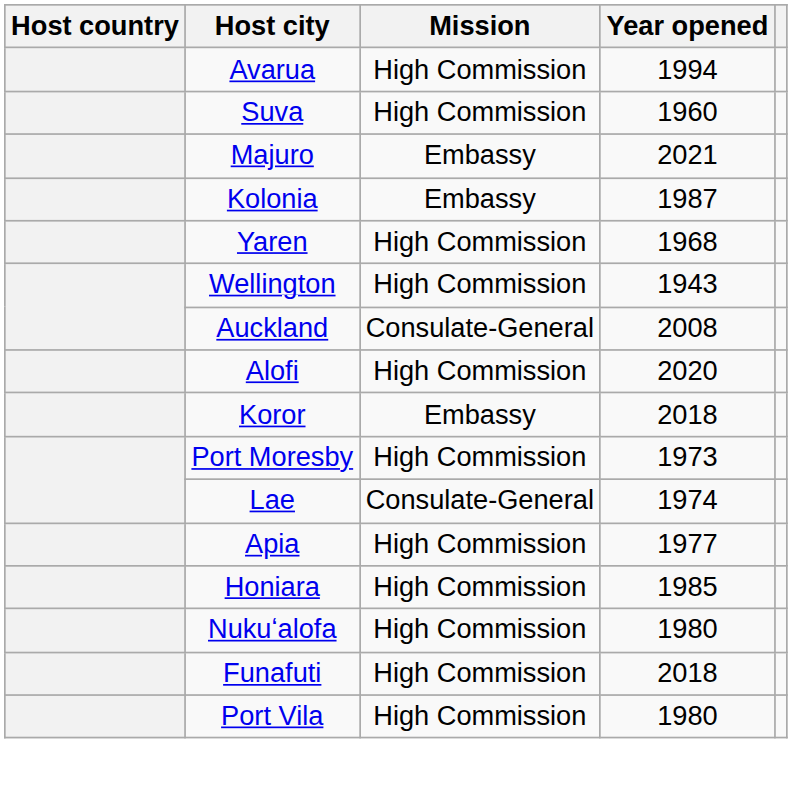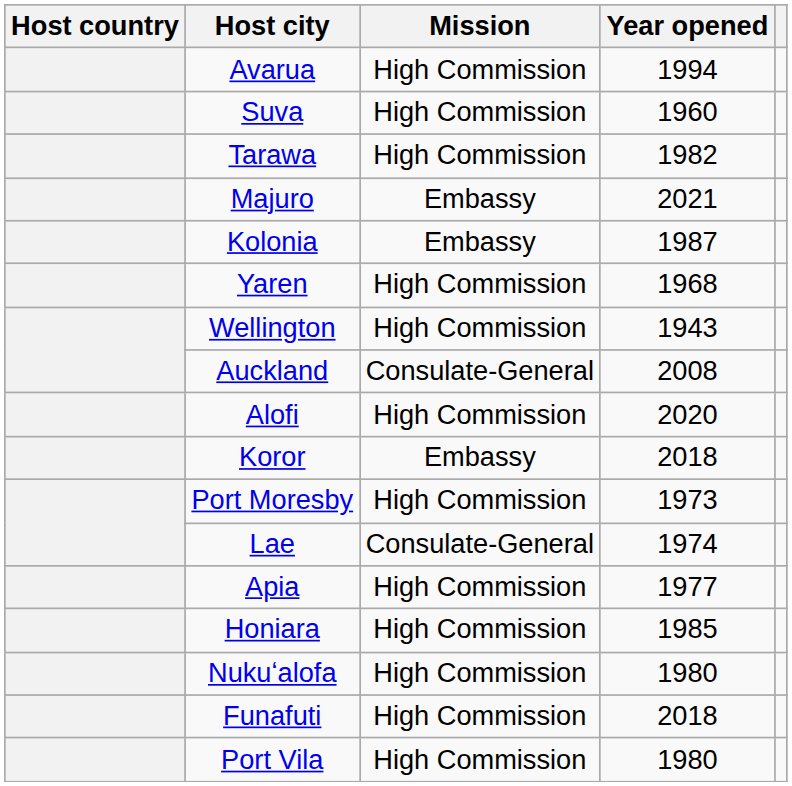+ row: (272, 155)
